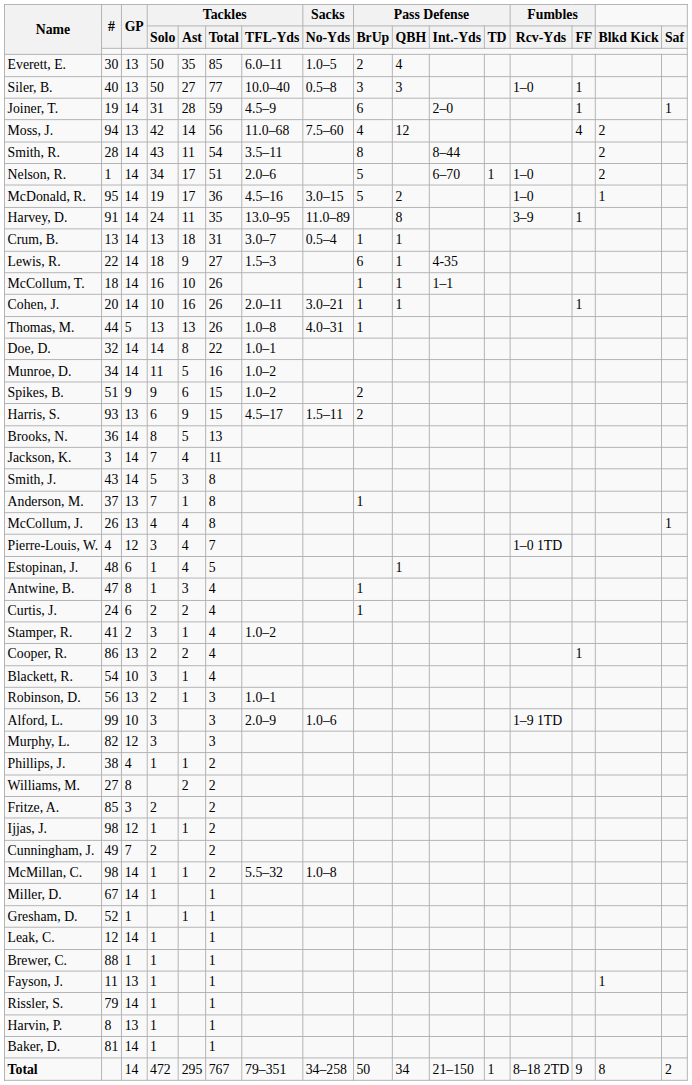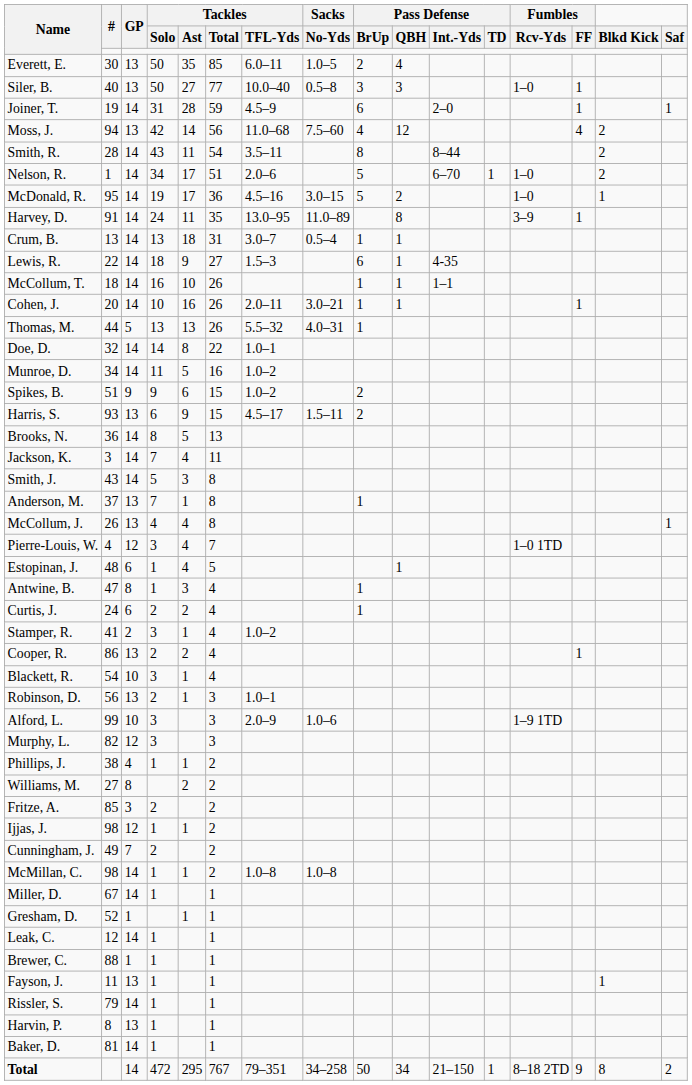(261, 327) 1.0–8 -> (264, 327) 5.5–32
(264, 872) 5.5–32 -> (261, 872) 1.0–8
